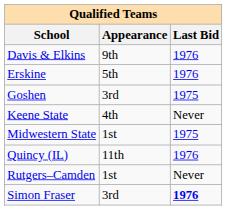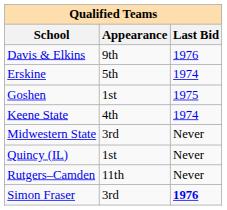(186, 74) 1976 -> (186, 74) 1974
(110, 94) 3rd -> (109, 94) 1st
(189, 114) Never -> (186, 114) 1974
(109, 134) 1st -> (110, 134) 3rd
(186, 134) 1975 -> (189, 134) Never
(113, 154) 11th -> (109, 154) 1st
(186, 154) 1976 -> (189, 154) Never
(109, 174) 1st -> (113, 174) 11th
